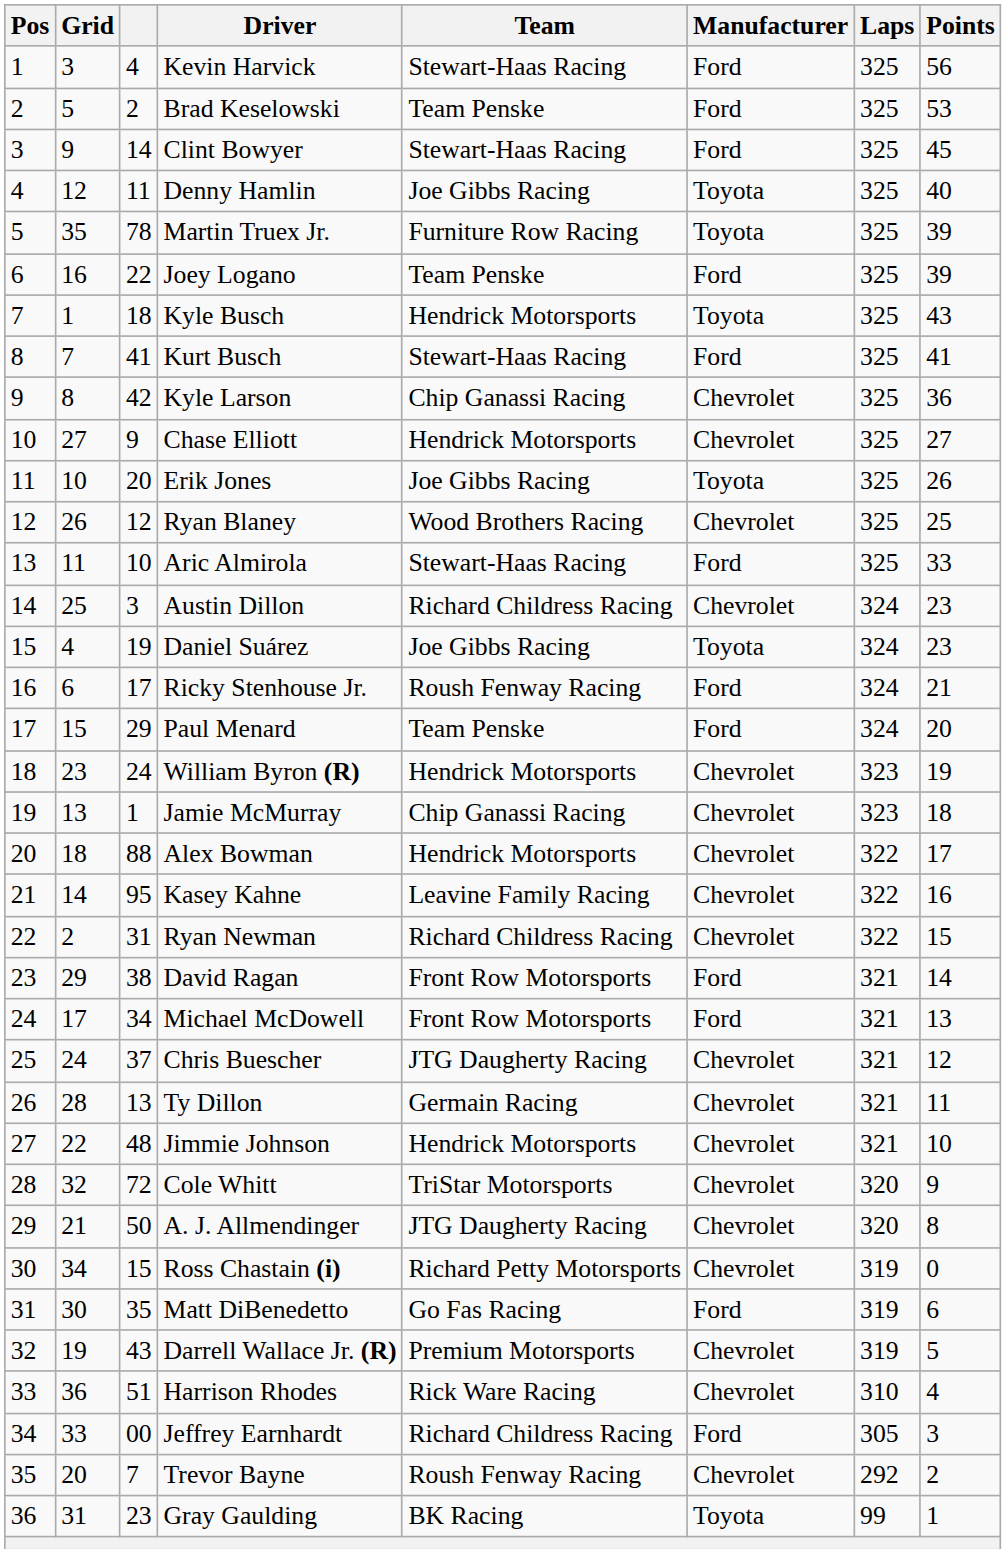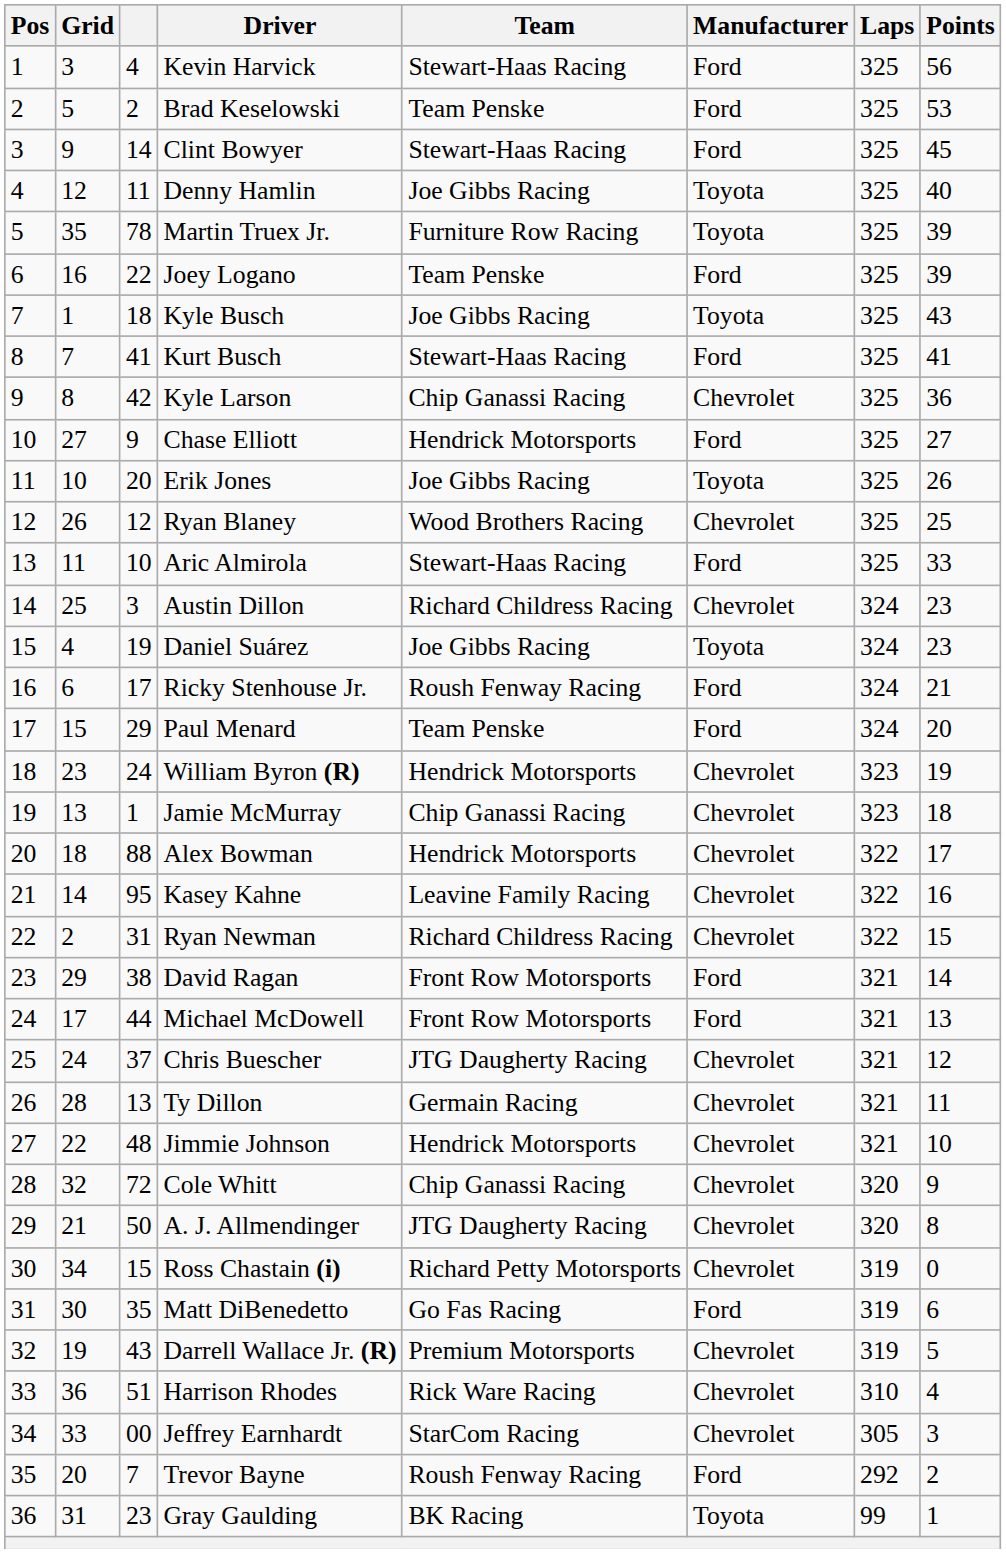(522, 314) Hendrick Motorsports -> (499, 314) Joe Gibbs Racing
(744, 438) Chevrolet -> (717, 438) Ford
(139, 1018) 34 -> (139, 1018) 44
(510, 1184) TriStar Motorsports -> (517, 1184) Chip Ganassi Racing
(540, 1432) Richard Childress Racing -> (494, 1432) StarCom Racing
(717, 1432) Ford -> (744, 1432) Chevrolet
(744, 1474) Chevrolet -> (717, 1474) Ford
